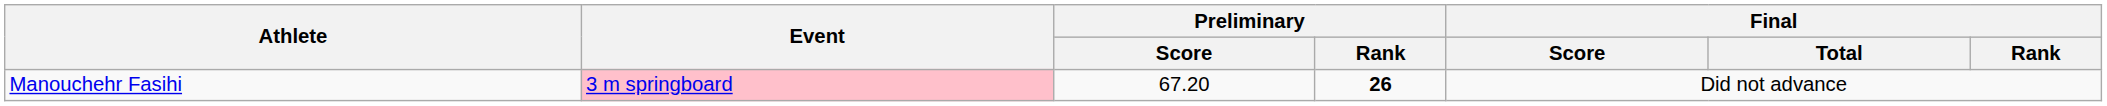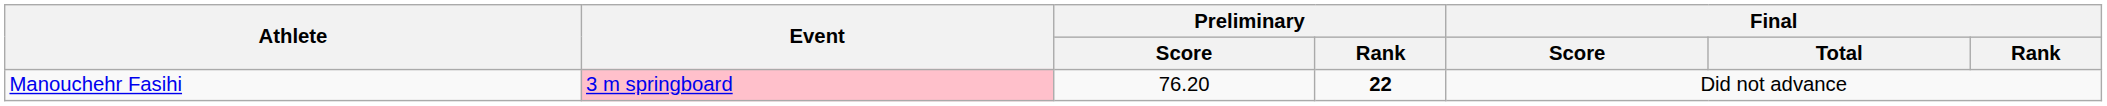(1184, 85) 67.20 -> (1184, 85) 76.20
(1381, 85) 26 -> (1381, 85) 22
